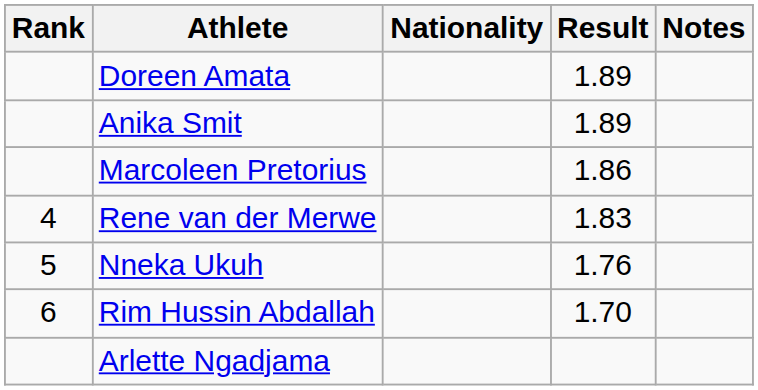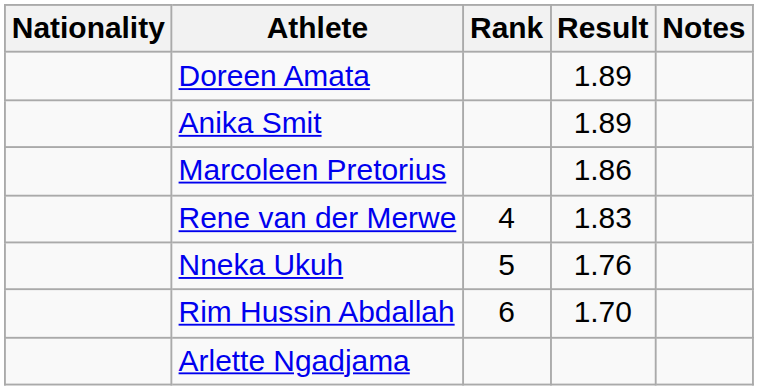columns swapped: (48, 28) <-> (467, 28)
